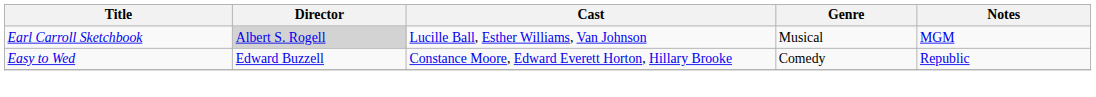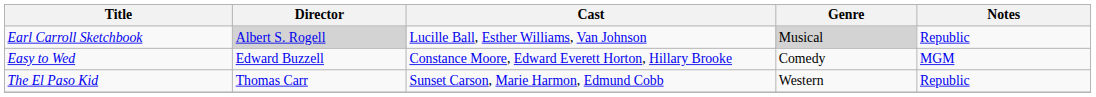(801, 37) no background -> (801, 37) lightgrey background
(937, 37) MGM -> (945, 37) Republic
(945, 59) Republic -> (937, 59) MGM
+ row: (53, 80)
